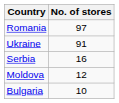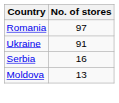(81, 75) 12 -> (81, 75) 13
- row: (25, 91)
